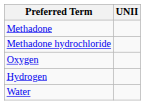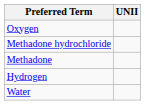rows swapped: (29, 28) <-> (23, 60)
